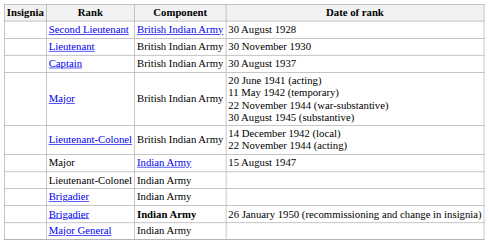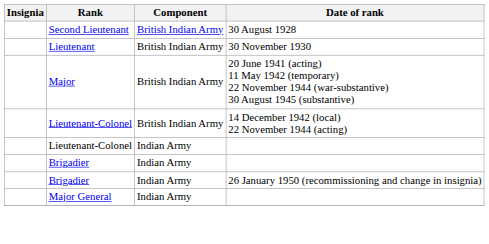- row: (65, 64)
- row: (62, 163)
(167, 214) bold -> (164, 180) normal
